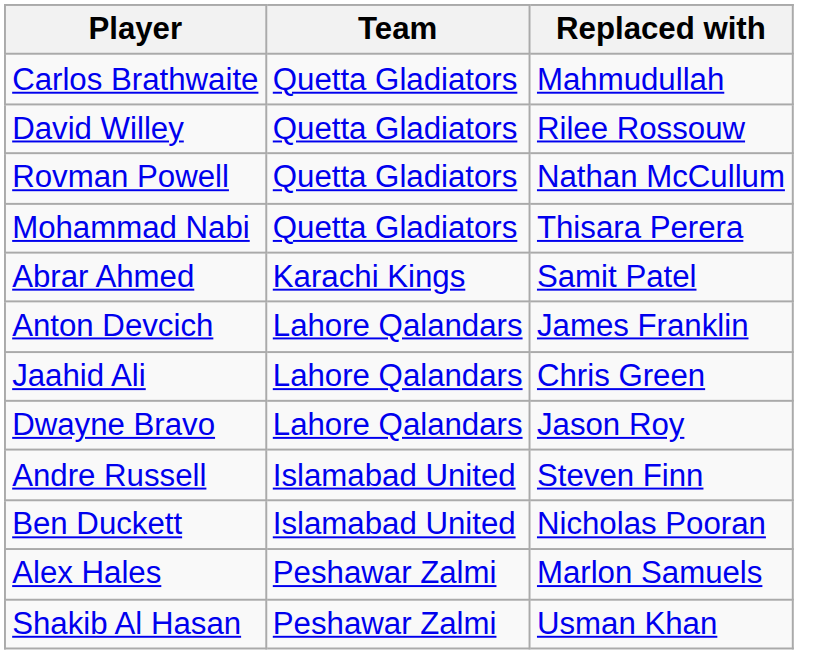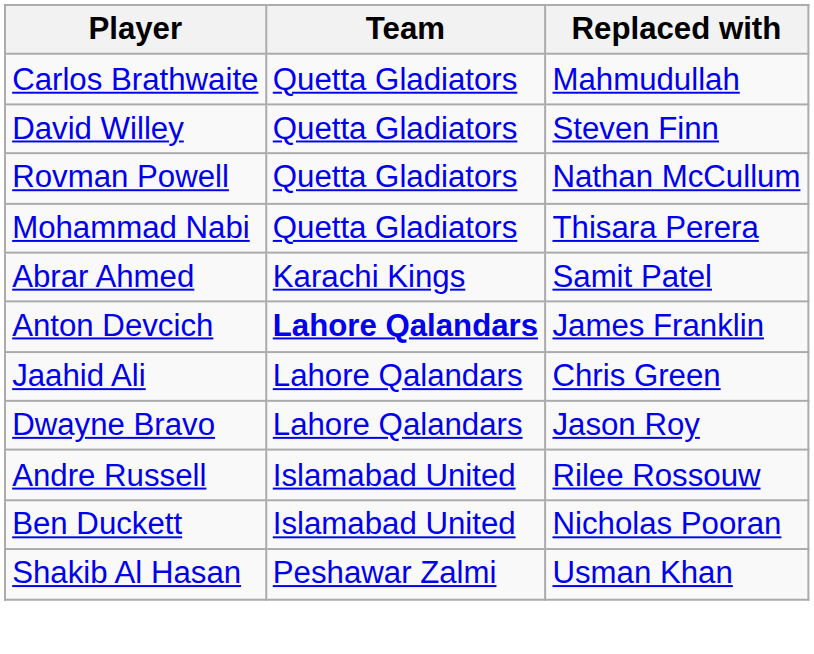(641, 128) Rilee Rossouw -> (636, 128) Steven Finn
(398, 326) normal -> (405, 326) bold
(620, 474) Steven Finn -> (657, 474) Rilee Rossouw
- row: (87, 573)
